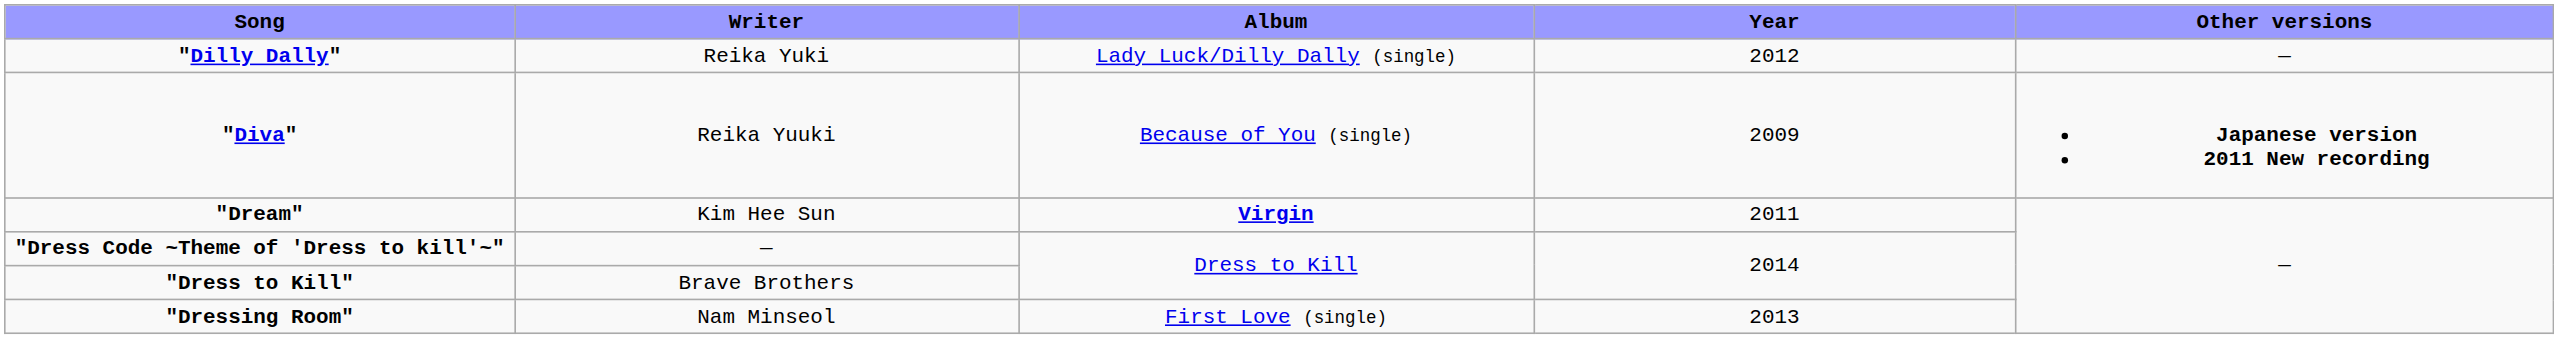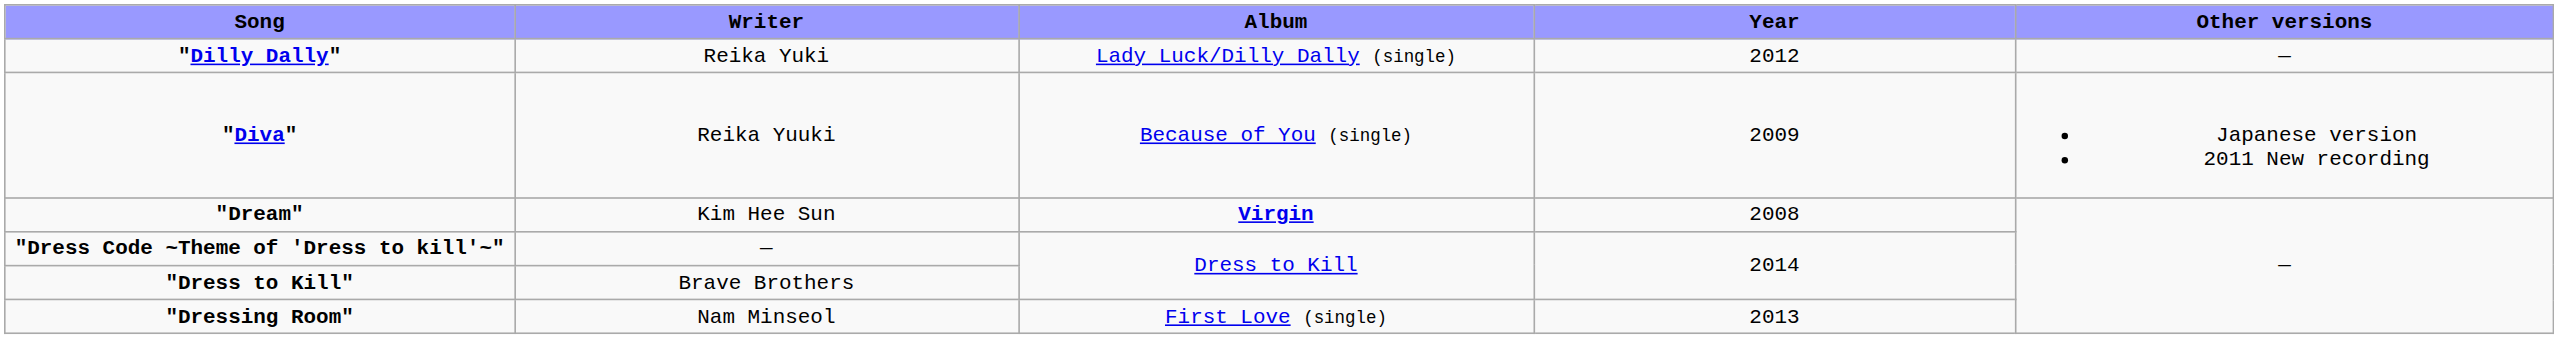(2284, 147) bold -> (2284, 147) normal
(1774, 214) 2011 -> (1774, 214) 2008
